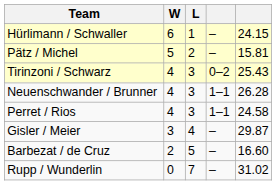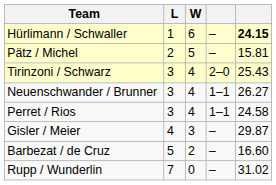columns swapped: (175, 14) <-> (196, 14)
(253, 33) normal -> (253, 33) bold
(219, 72) 0–2 -> (219, 72) 2–0
(253, 92) 26.28 -> (253, 92) 26.27
